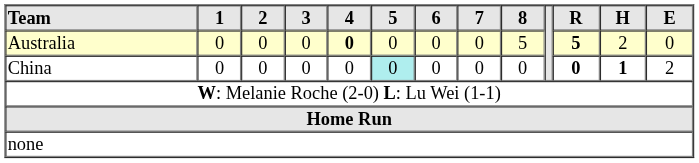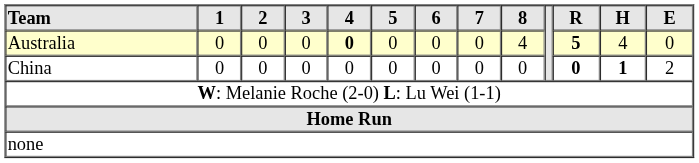(523, 43) 5 -> (523, 43) 4
(623, 43) 2 -> (623, 43) 4
(393, 68) paleturquoise background -> (393, 68) no background
